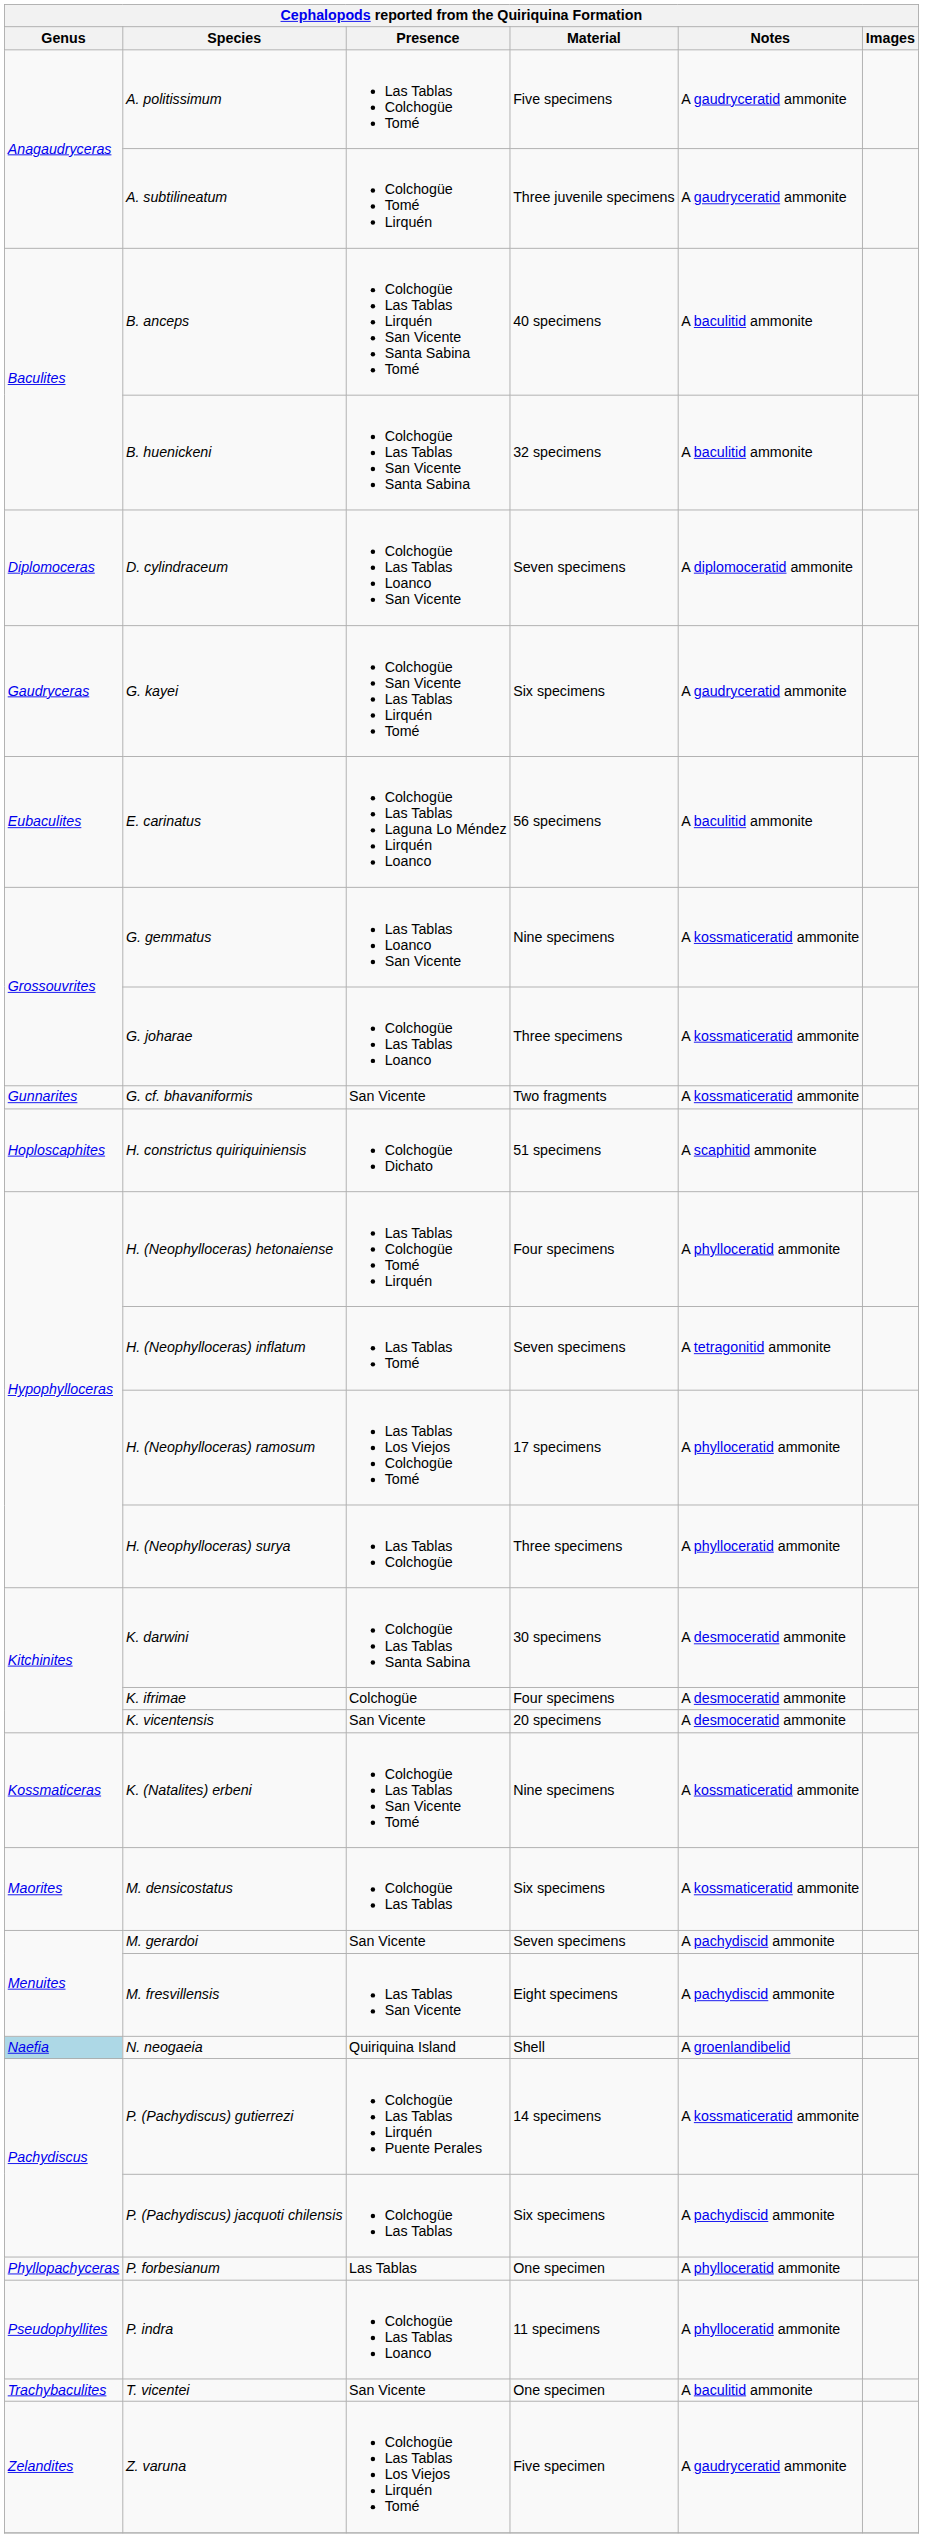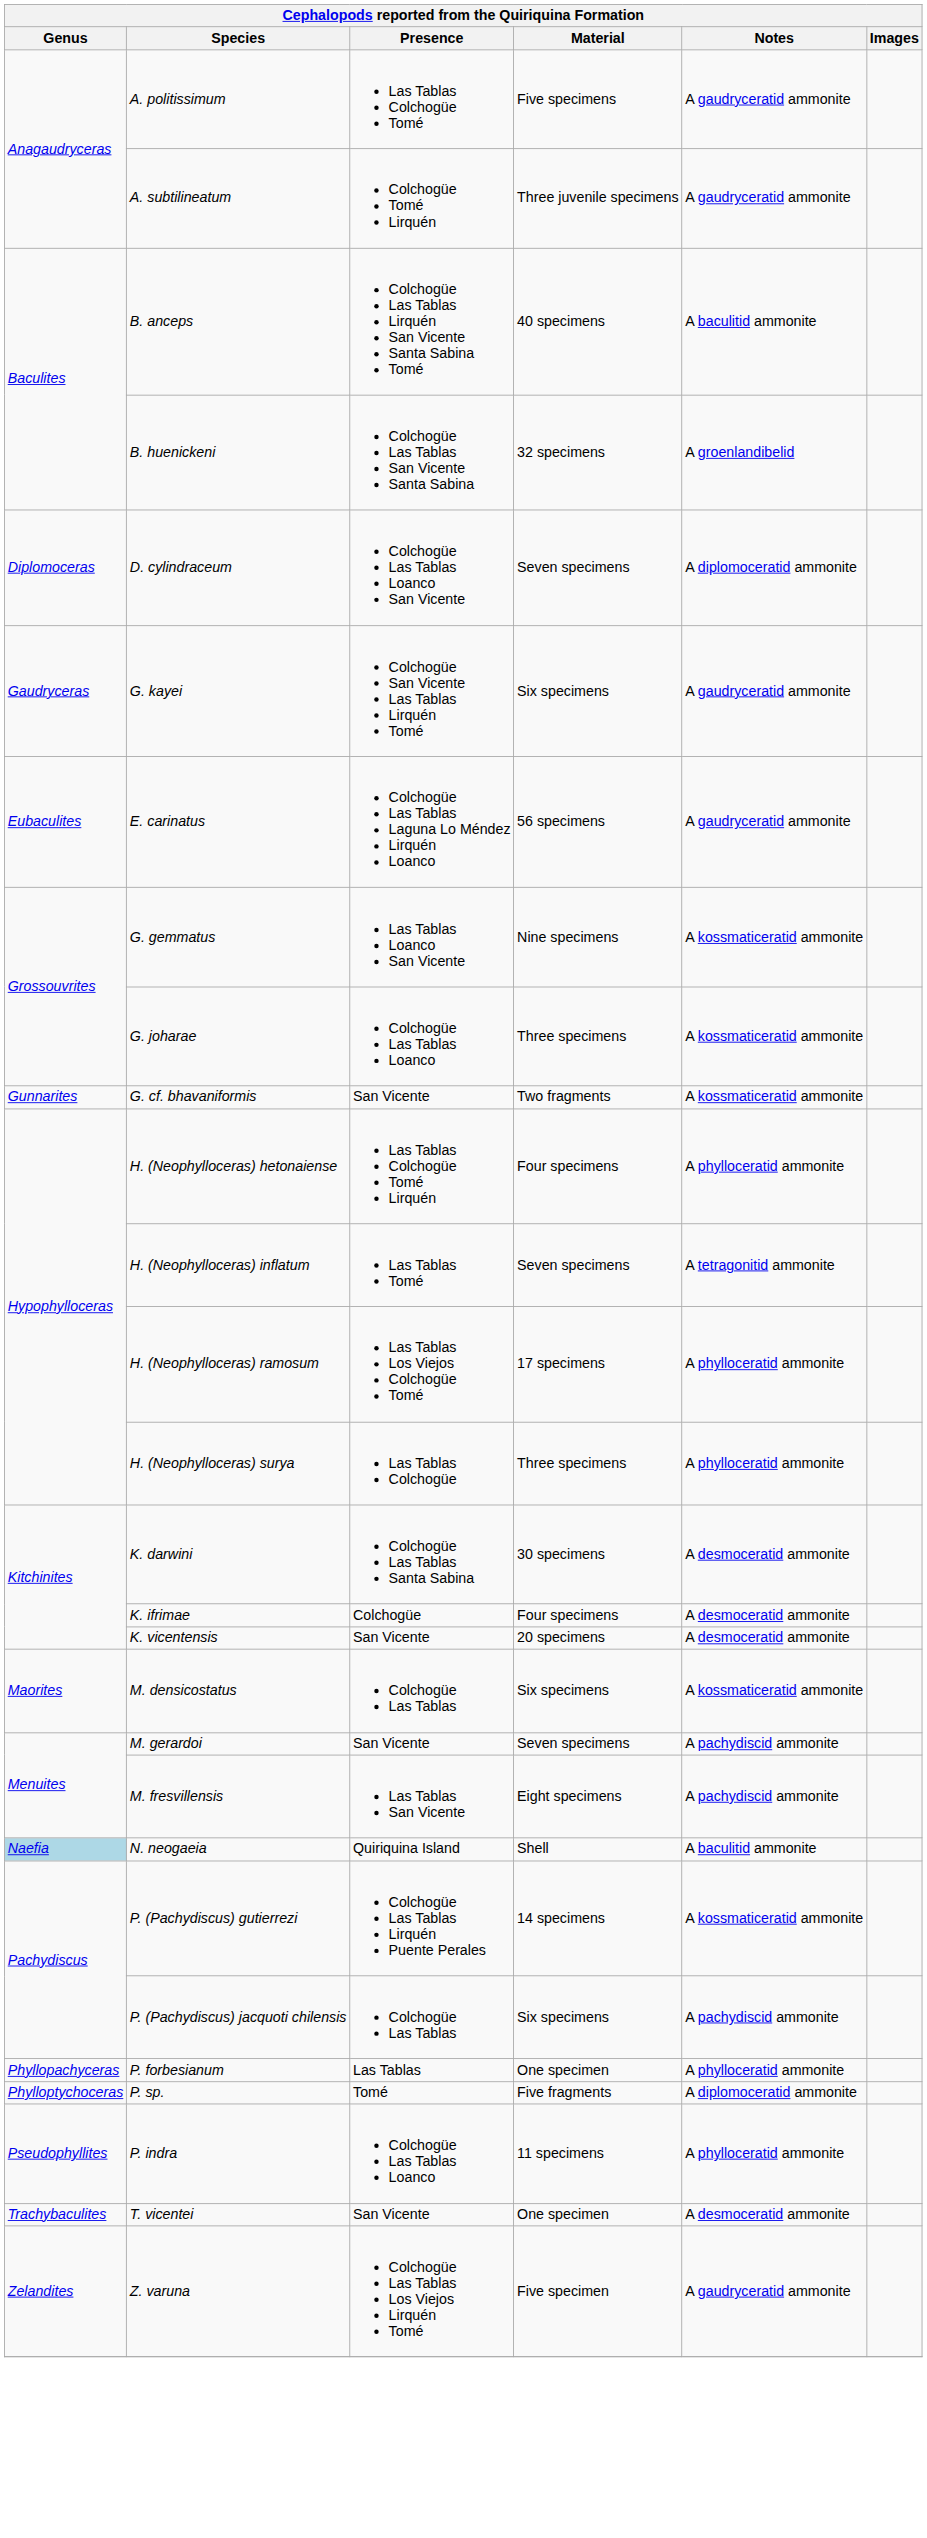(747, 452) A baculitid ammonite -> (740, 452) A groenlandibelid
(747, 822) A baculitid ammonite -> (768, 822) A gaudryceratid ammonite
- row: (216, 1150)
- row: (189, 1790)
(736, 2047) A groenlandibelid -> (751, 1849) A baculitid ammonite
+ row: (147, 2092)
(747, 2390) A baculitid ammonite -> (767, 2214) A desmoceratid ammonite
